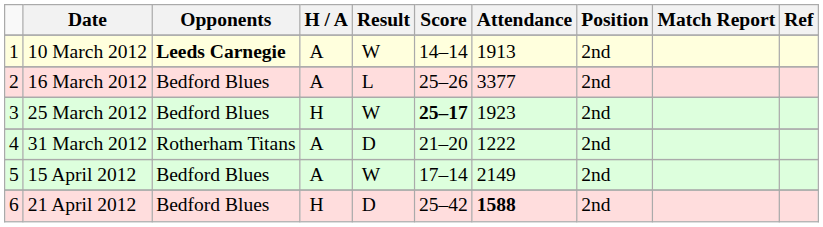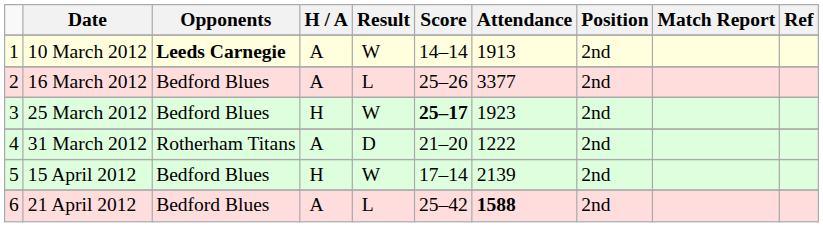(314, 174) A -> (314, 174) H
(496, 174) 2149 -> (496, 174) 2139
(314, 205) H -> (314, 205) A
(366, 205) D -> (365, 205) L
